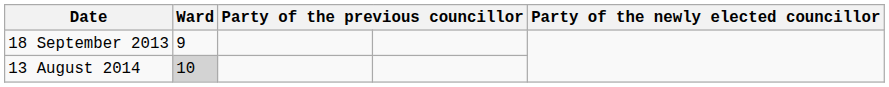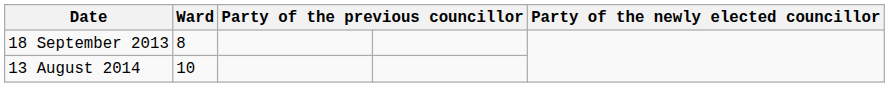(181, 43) 9 -> (181, 43) 8
(186, 69) lightgrey background -> (186, 69) no background
